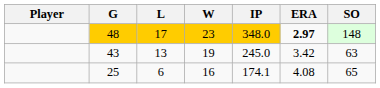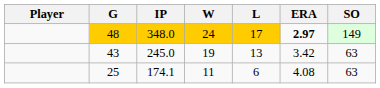columns swapped: (256, 14) <-> (161, 14)
(208, 33) 23 -> (208, 33) 24
(352, 33) 148 -> (352, 33) 149
(208, 72) 16 -> (208, 72) 11
(352, 72) 65 -> (352, 72) 63
